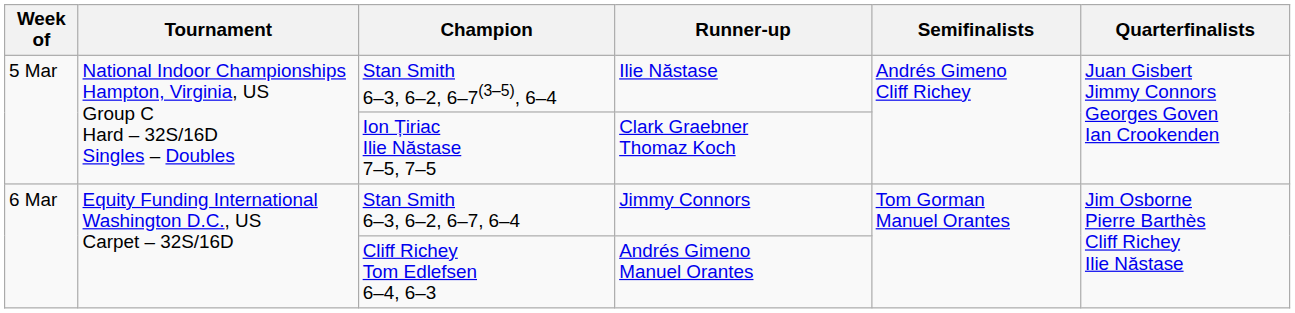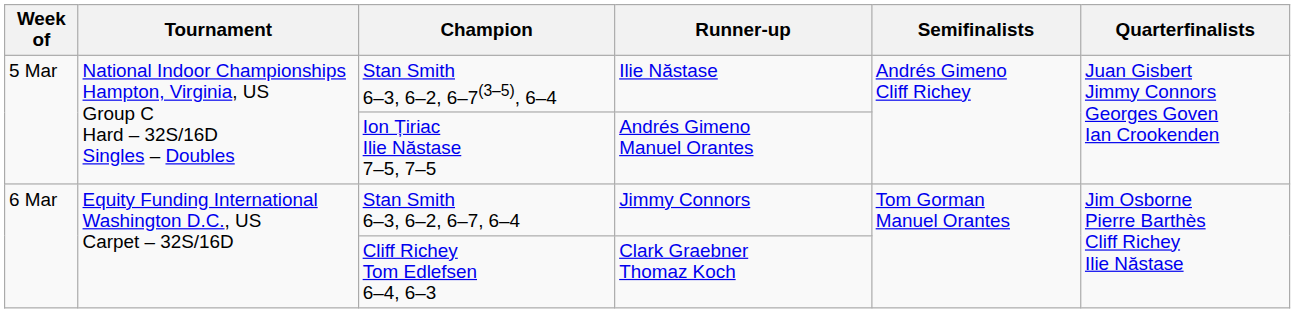(684, 137) Clark Graebner Thomaz Koch -> (686, 137) Andrés Gimeno Manuel Orantes
(686, 261) Andrés Gimeno Manuel Orantes -> (684, 261) Clark Graebner Thomaz Koch
